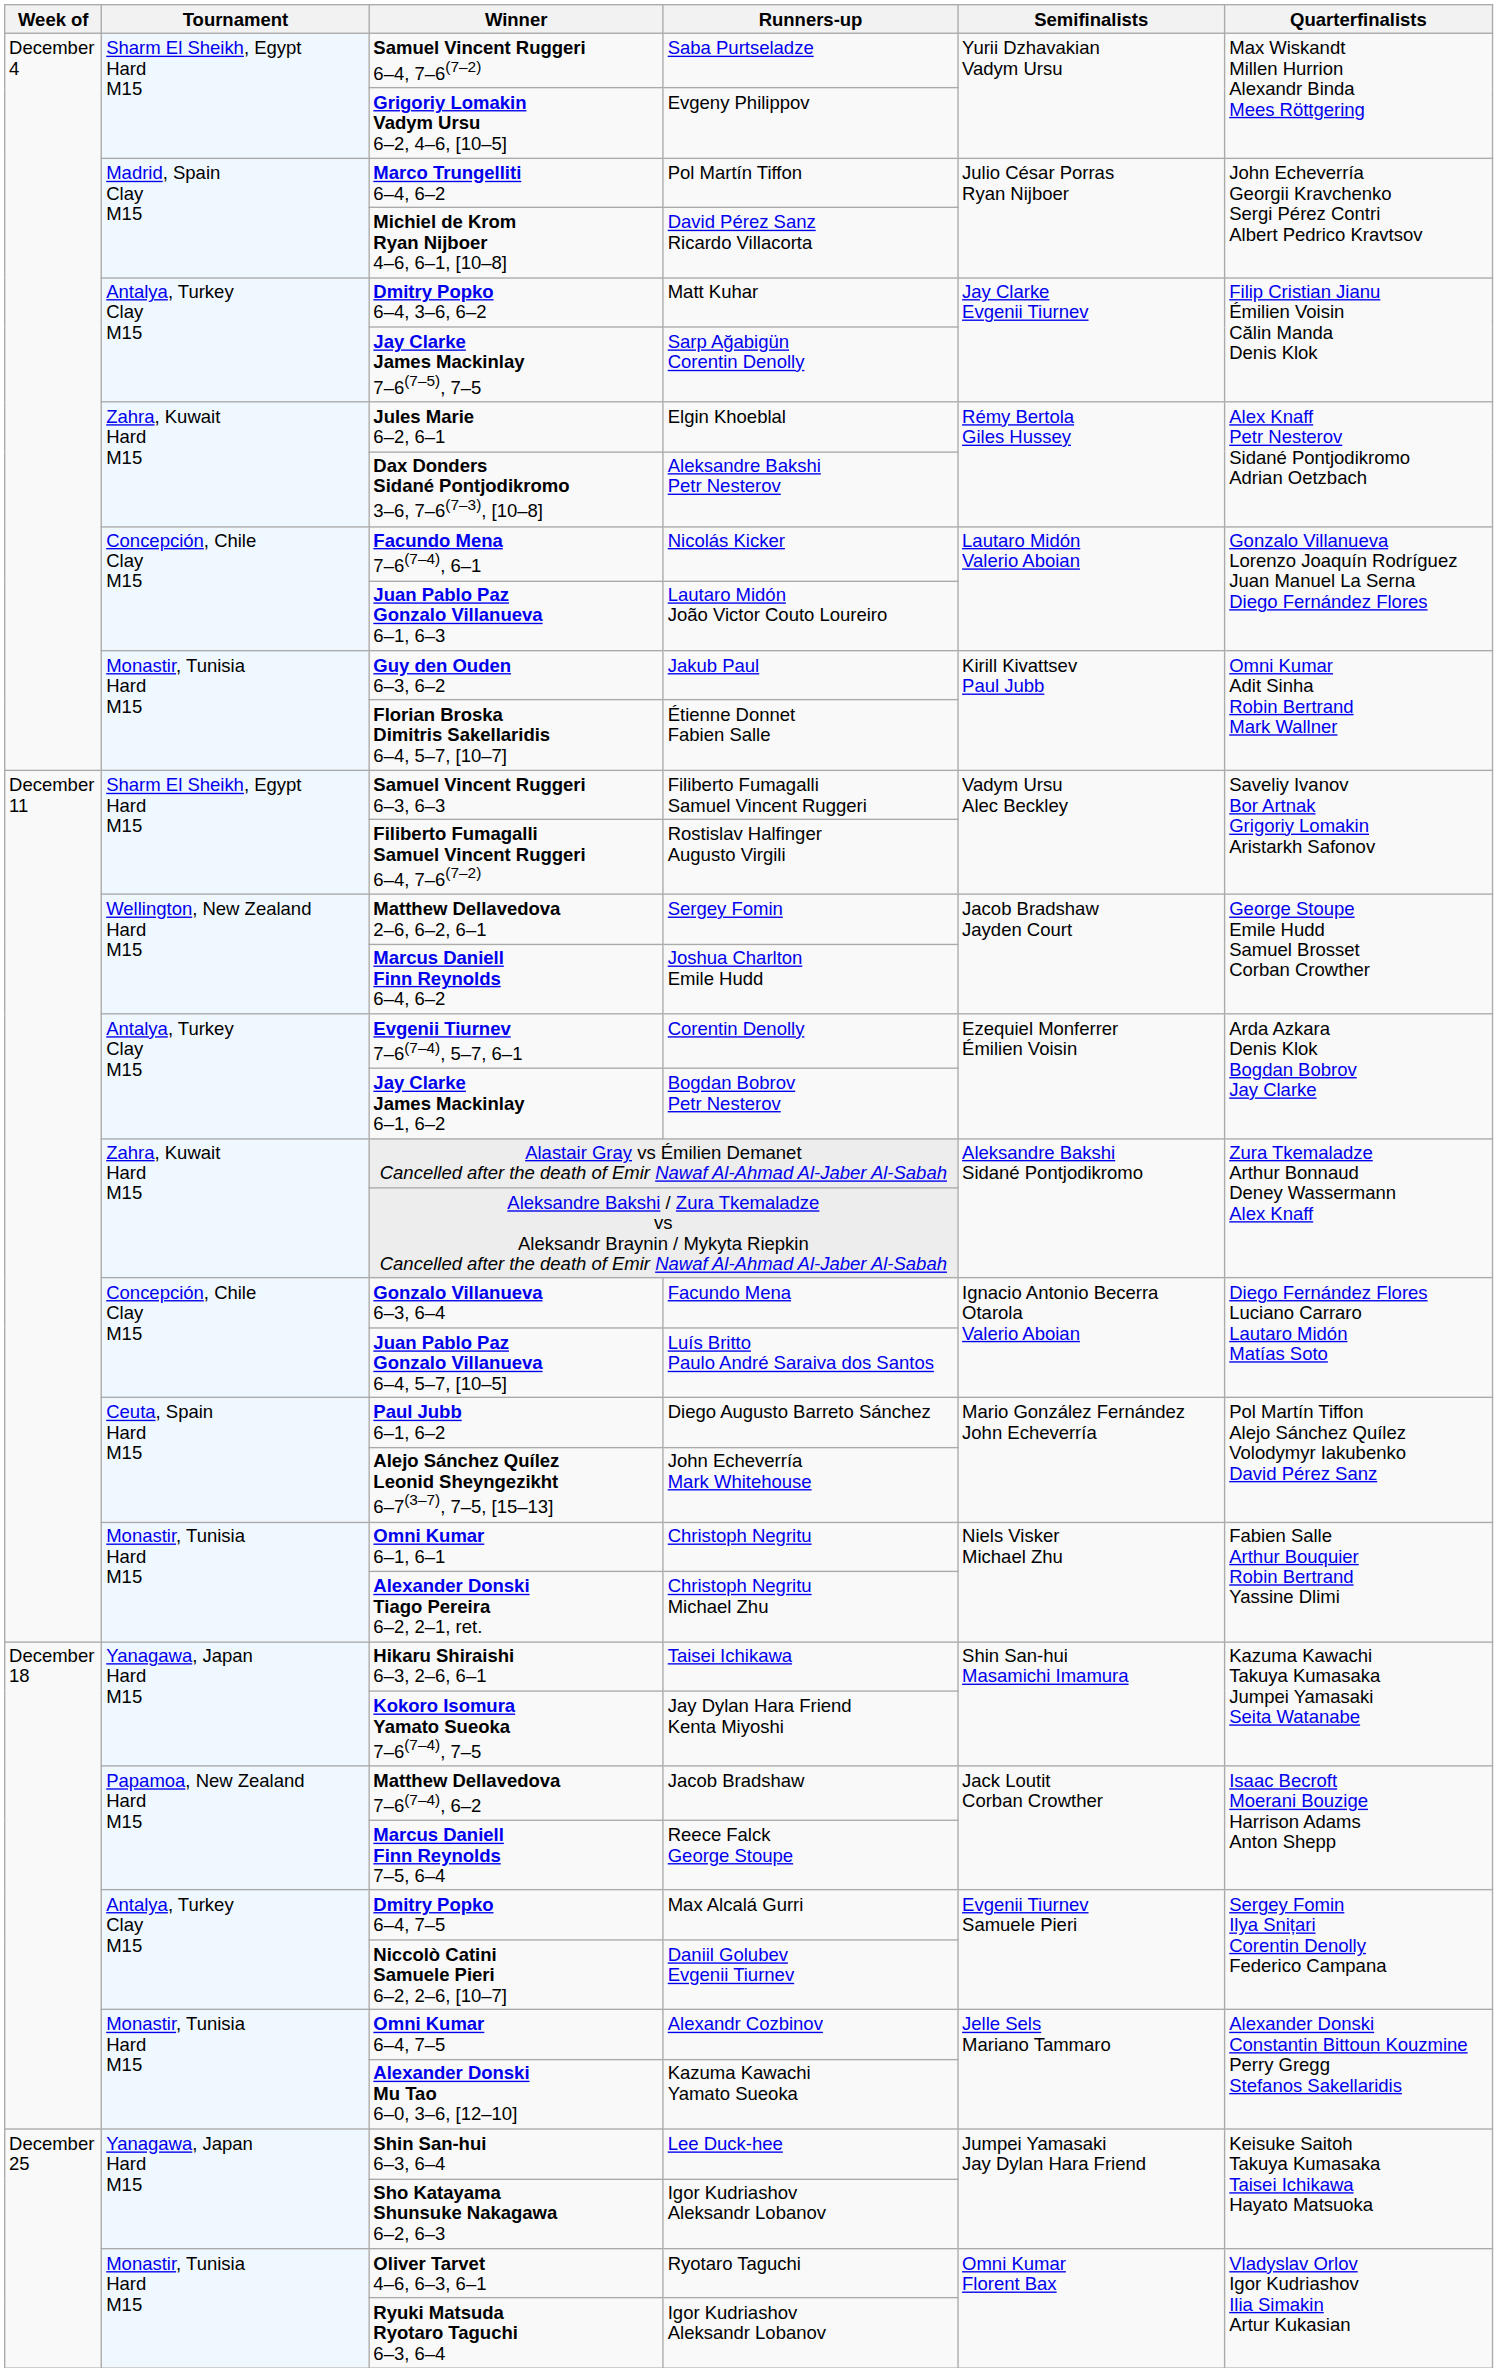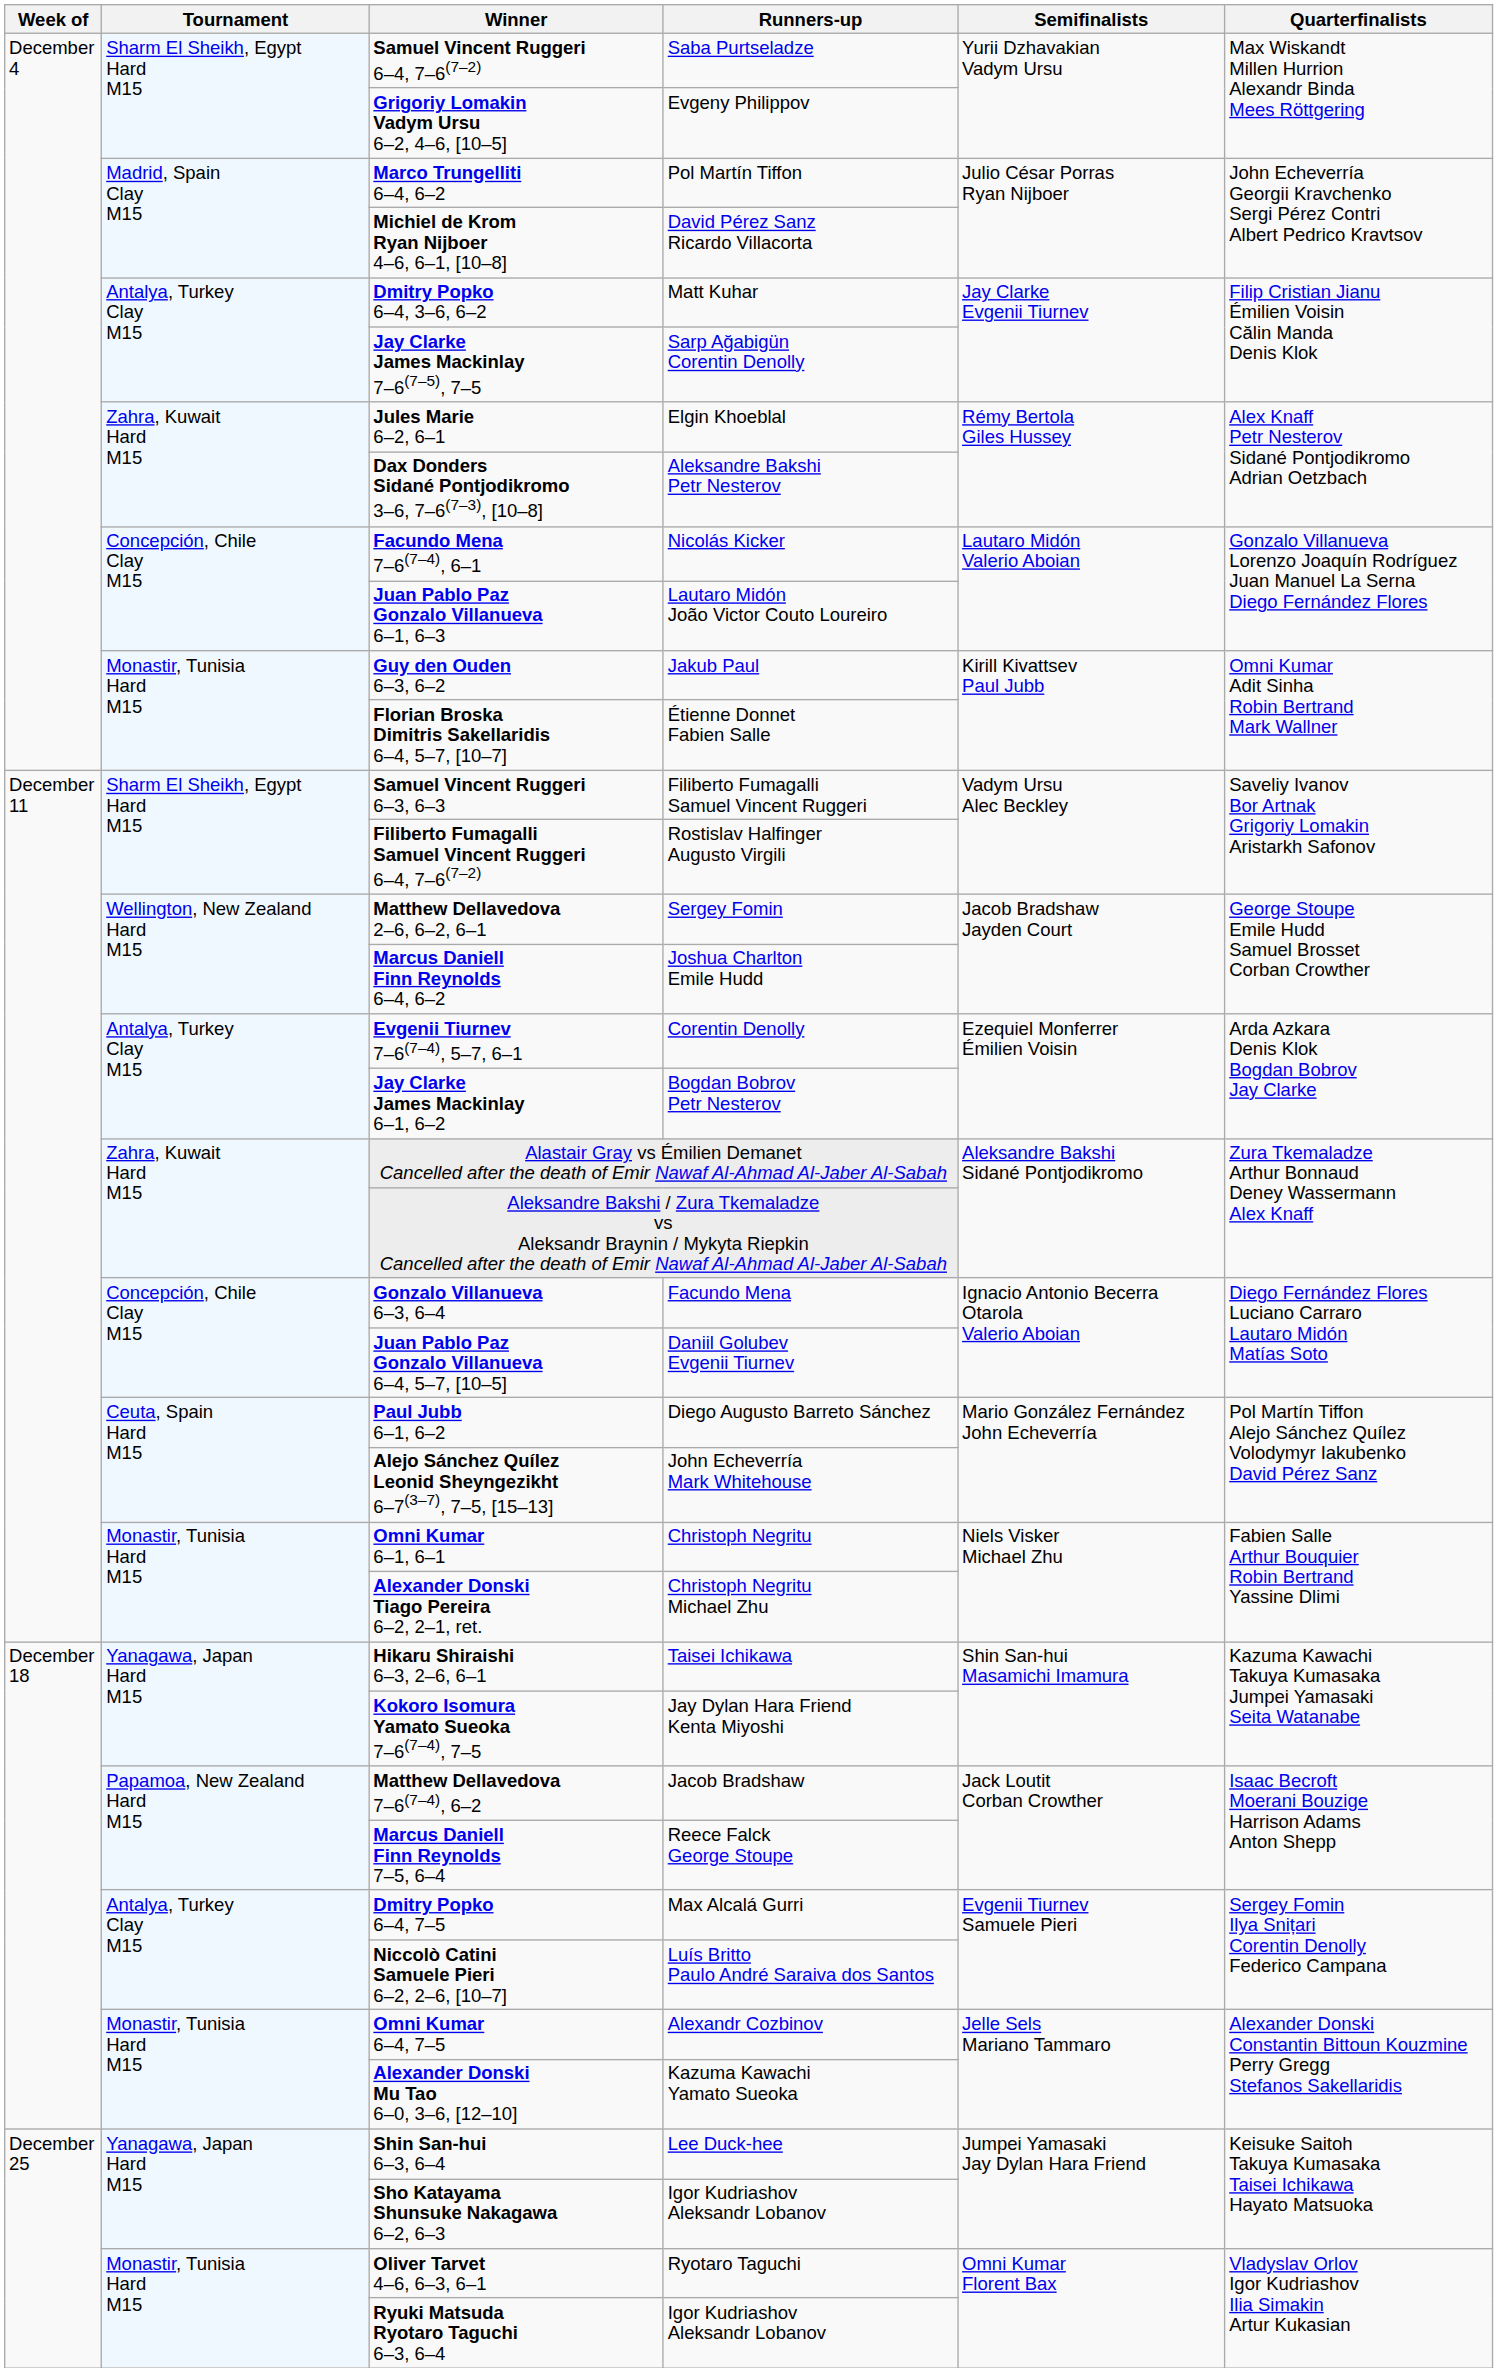(801, 1352) Luís Britto Paulo André Saraiva dos Santos -> (731, 1352) Daniil Golubev Evgenii Tiurnev
(731, 1964) Daniil Golubev Evgenii Tiurnev -> (801, 1964) Luís Britto Paulo André Saraiva dos Santos
